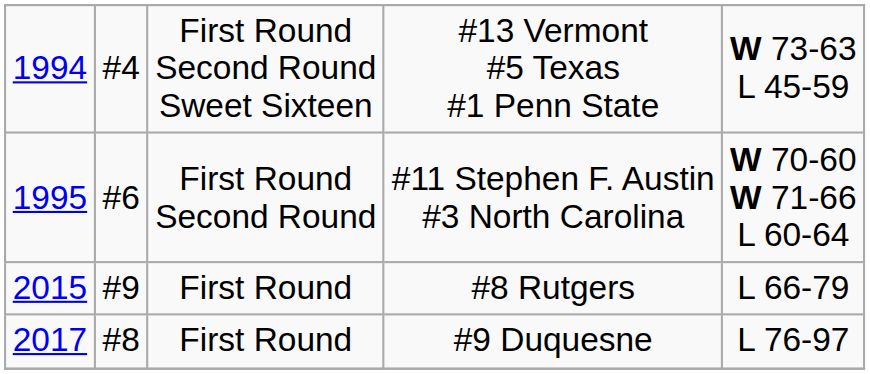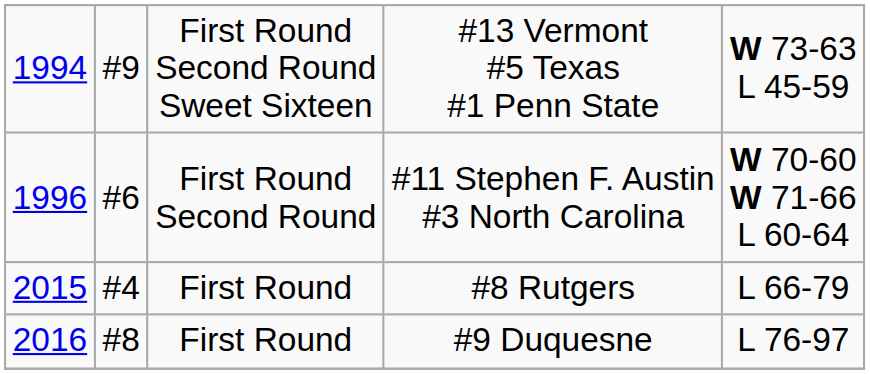(121, 68) #4 -> (121, 68) #9
(50, 196) 1995 -> (50, 196) 1996
(121, 287) #9 -> (121, 287) #4
(50, 340) 2017 -> (50, 340) 2016
